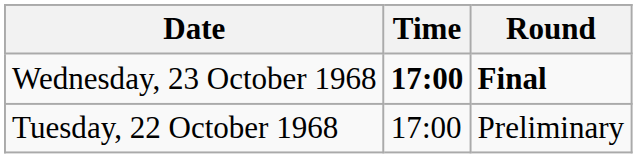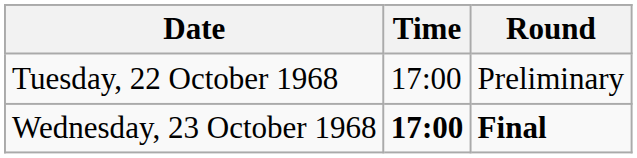rows swapped: (175, 127) <-> (194, 78)
